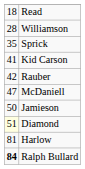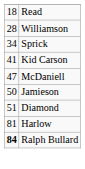(12, 44) 35 -> (12, 44) 34
- row: (36, 76)
(12, 124) lightyellow background -> (12, 108) no background
